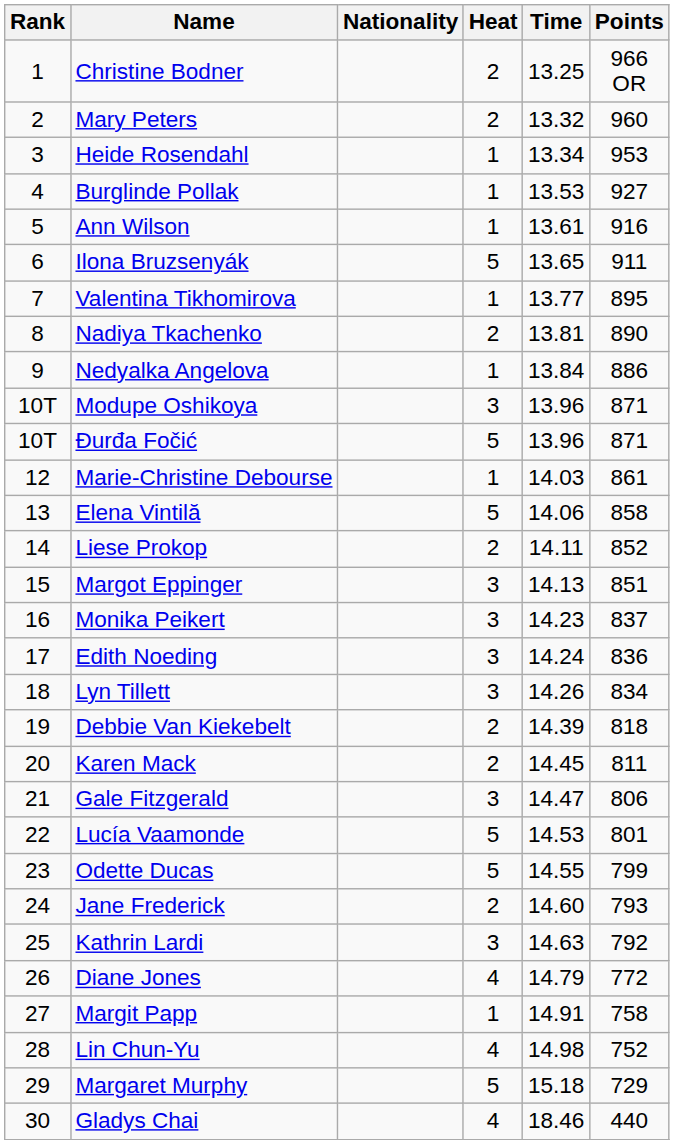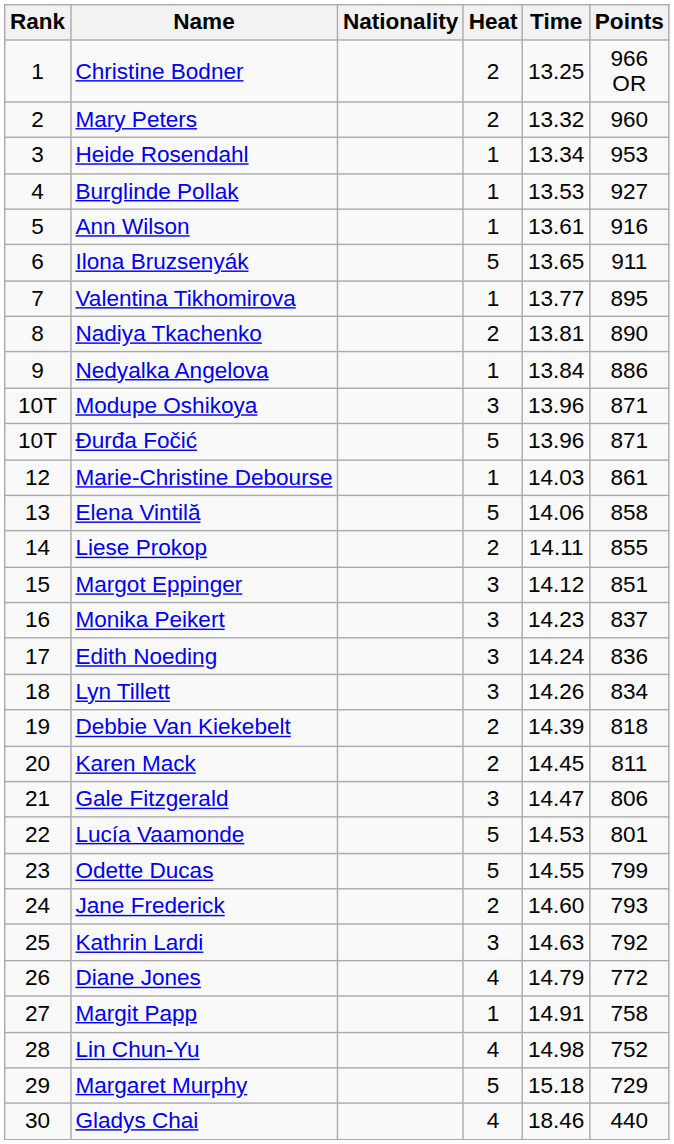(629, 548) 852 -> (629, 548) 855
(556, 584) 14.13 -> (556, 584) 14.12
